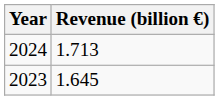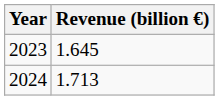rows swapped: (28, 79) <-> (28, 49)
